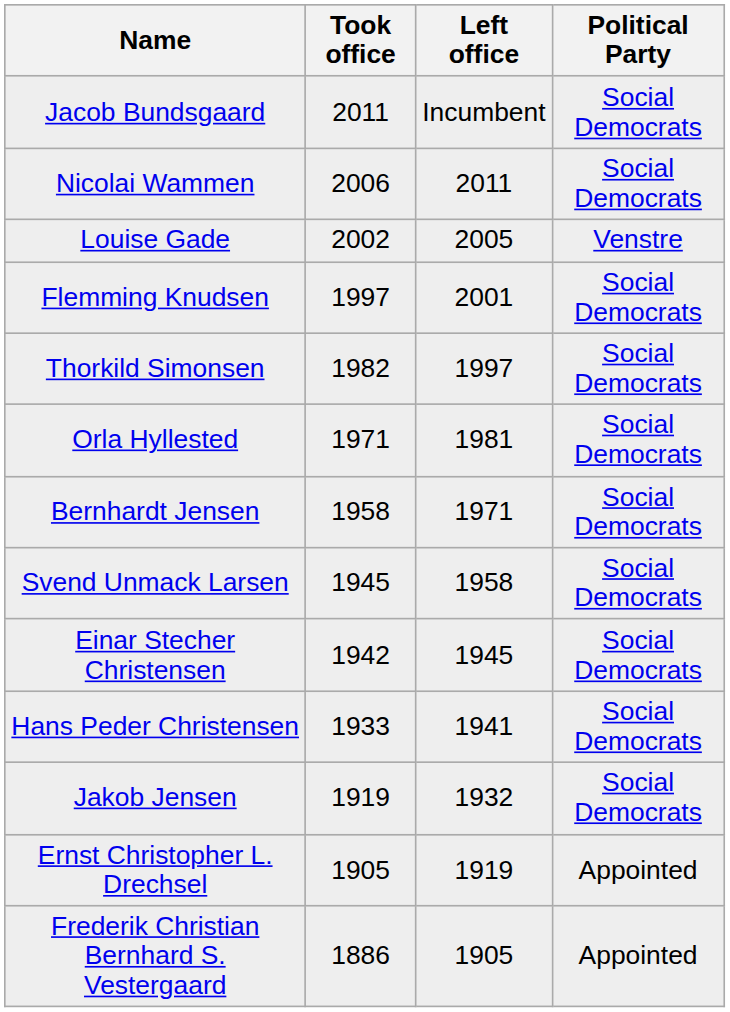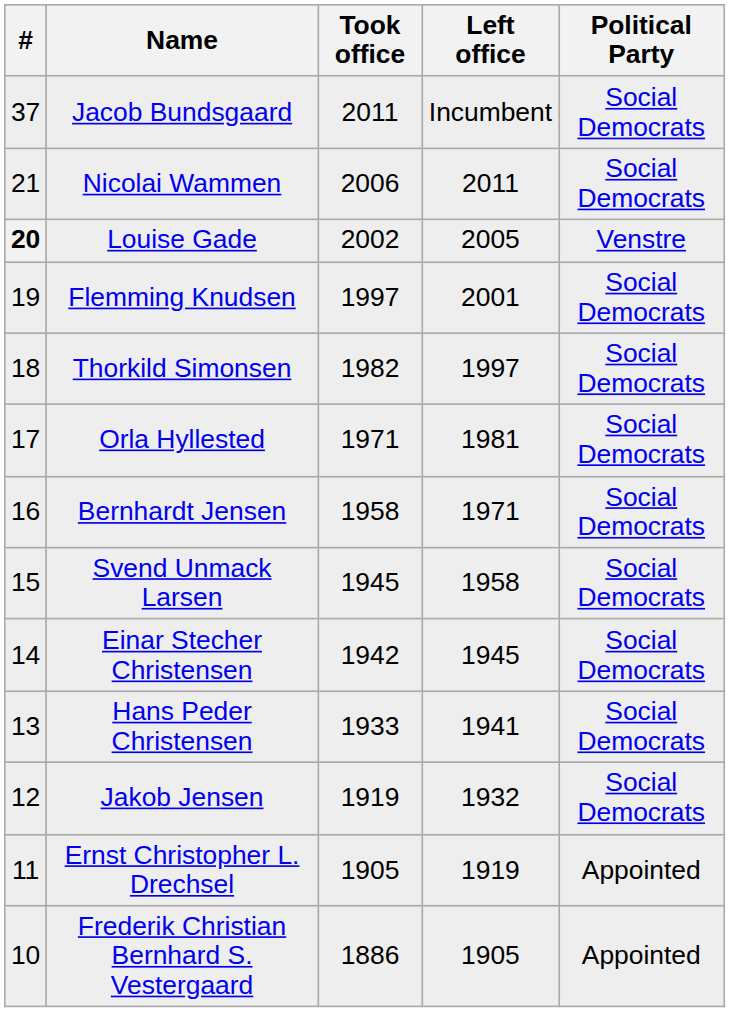+ column: (26, 40)
